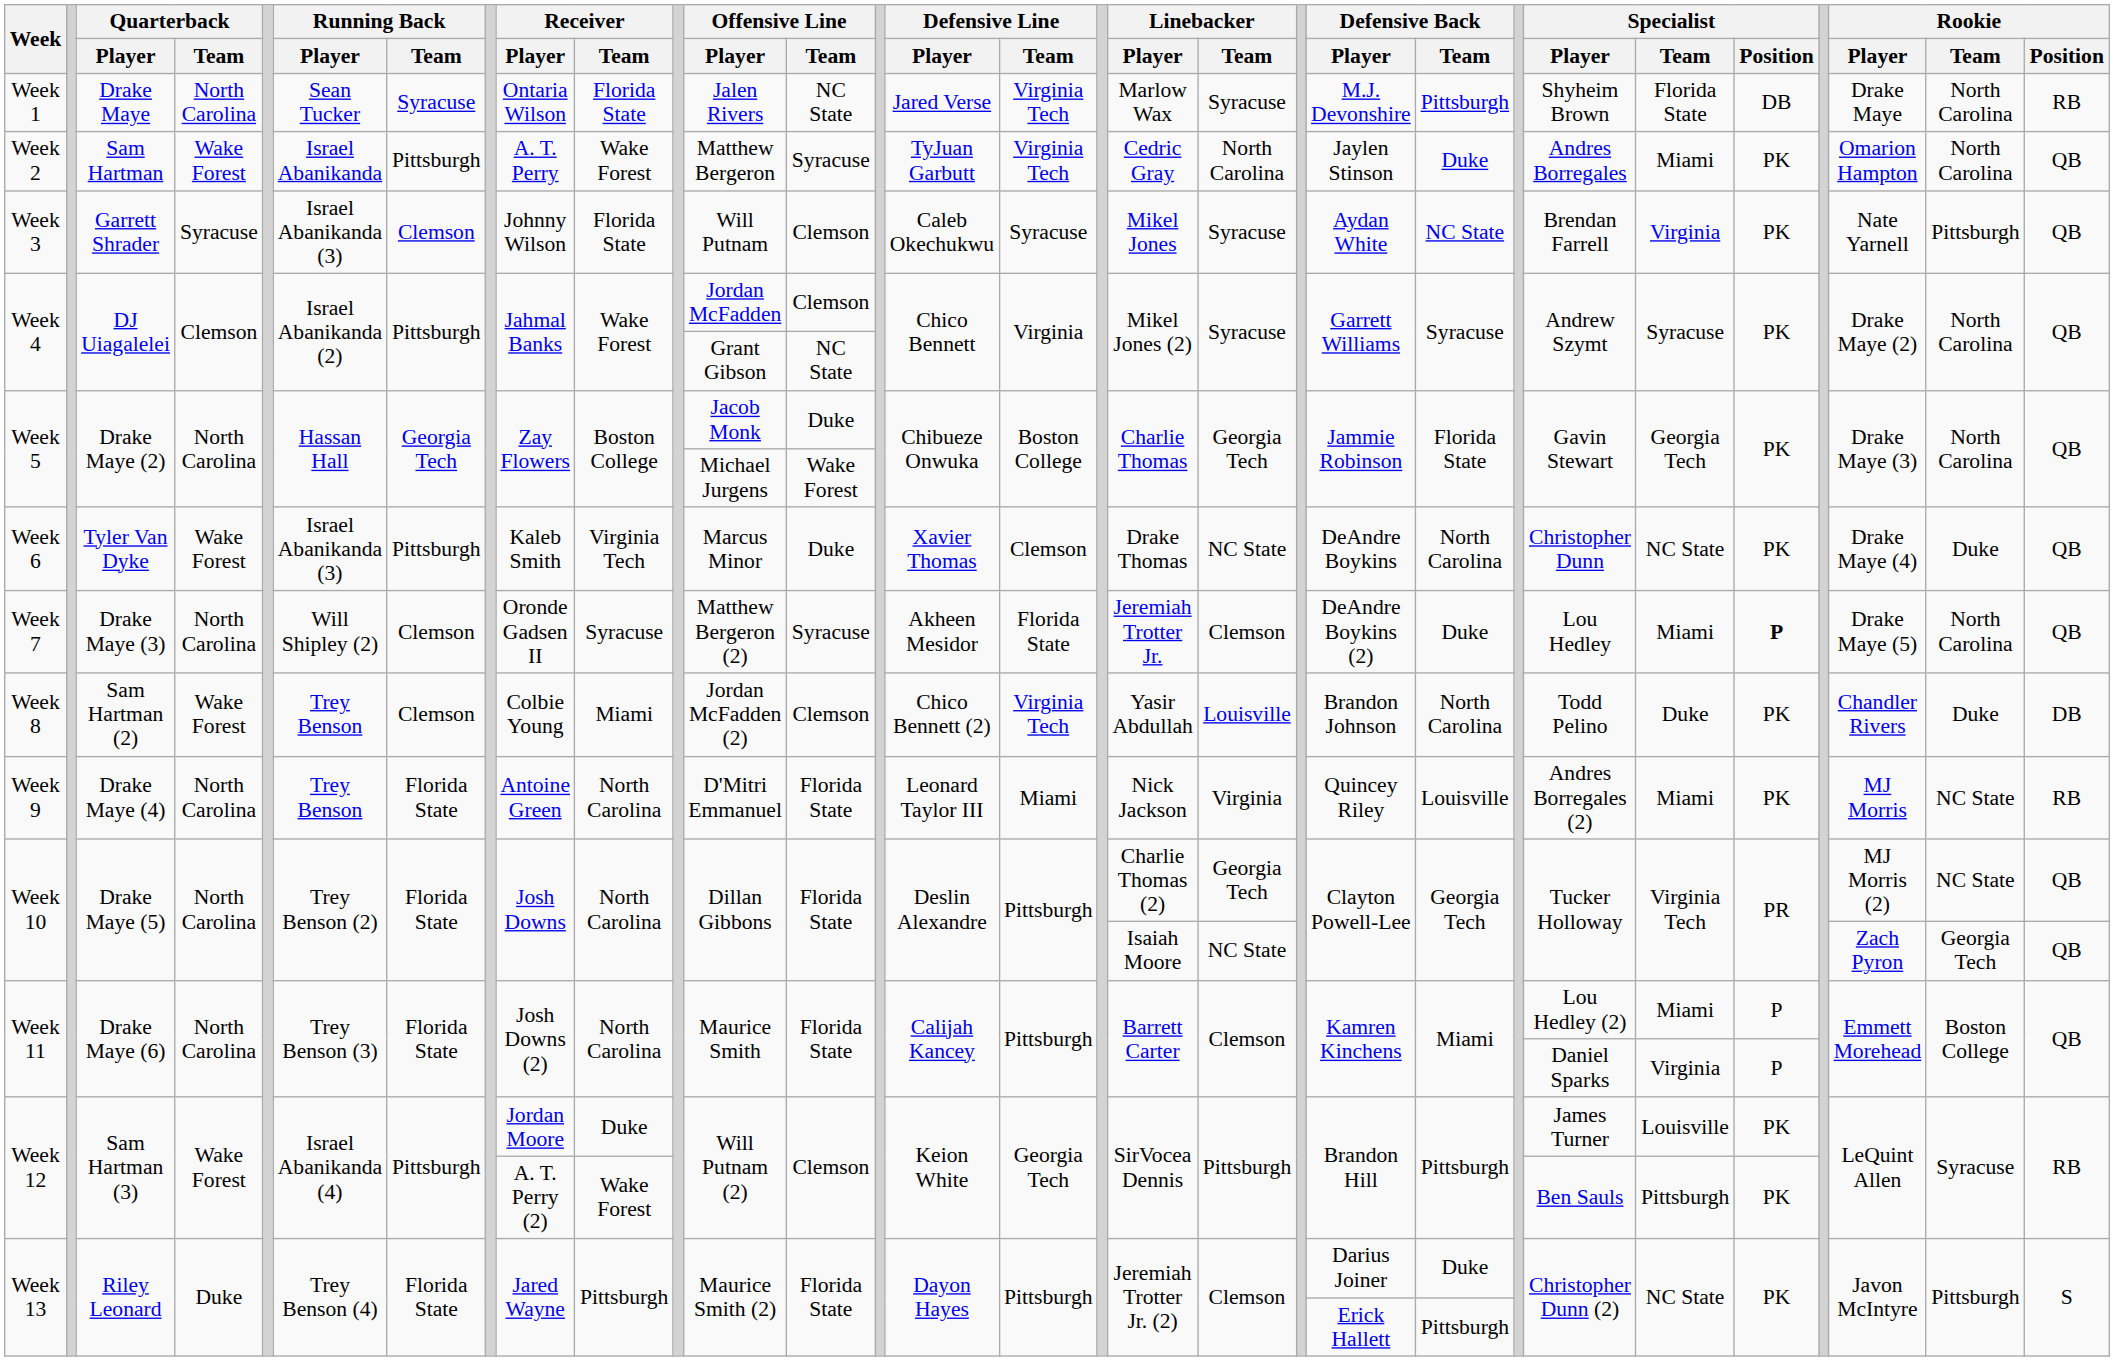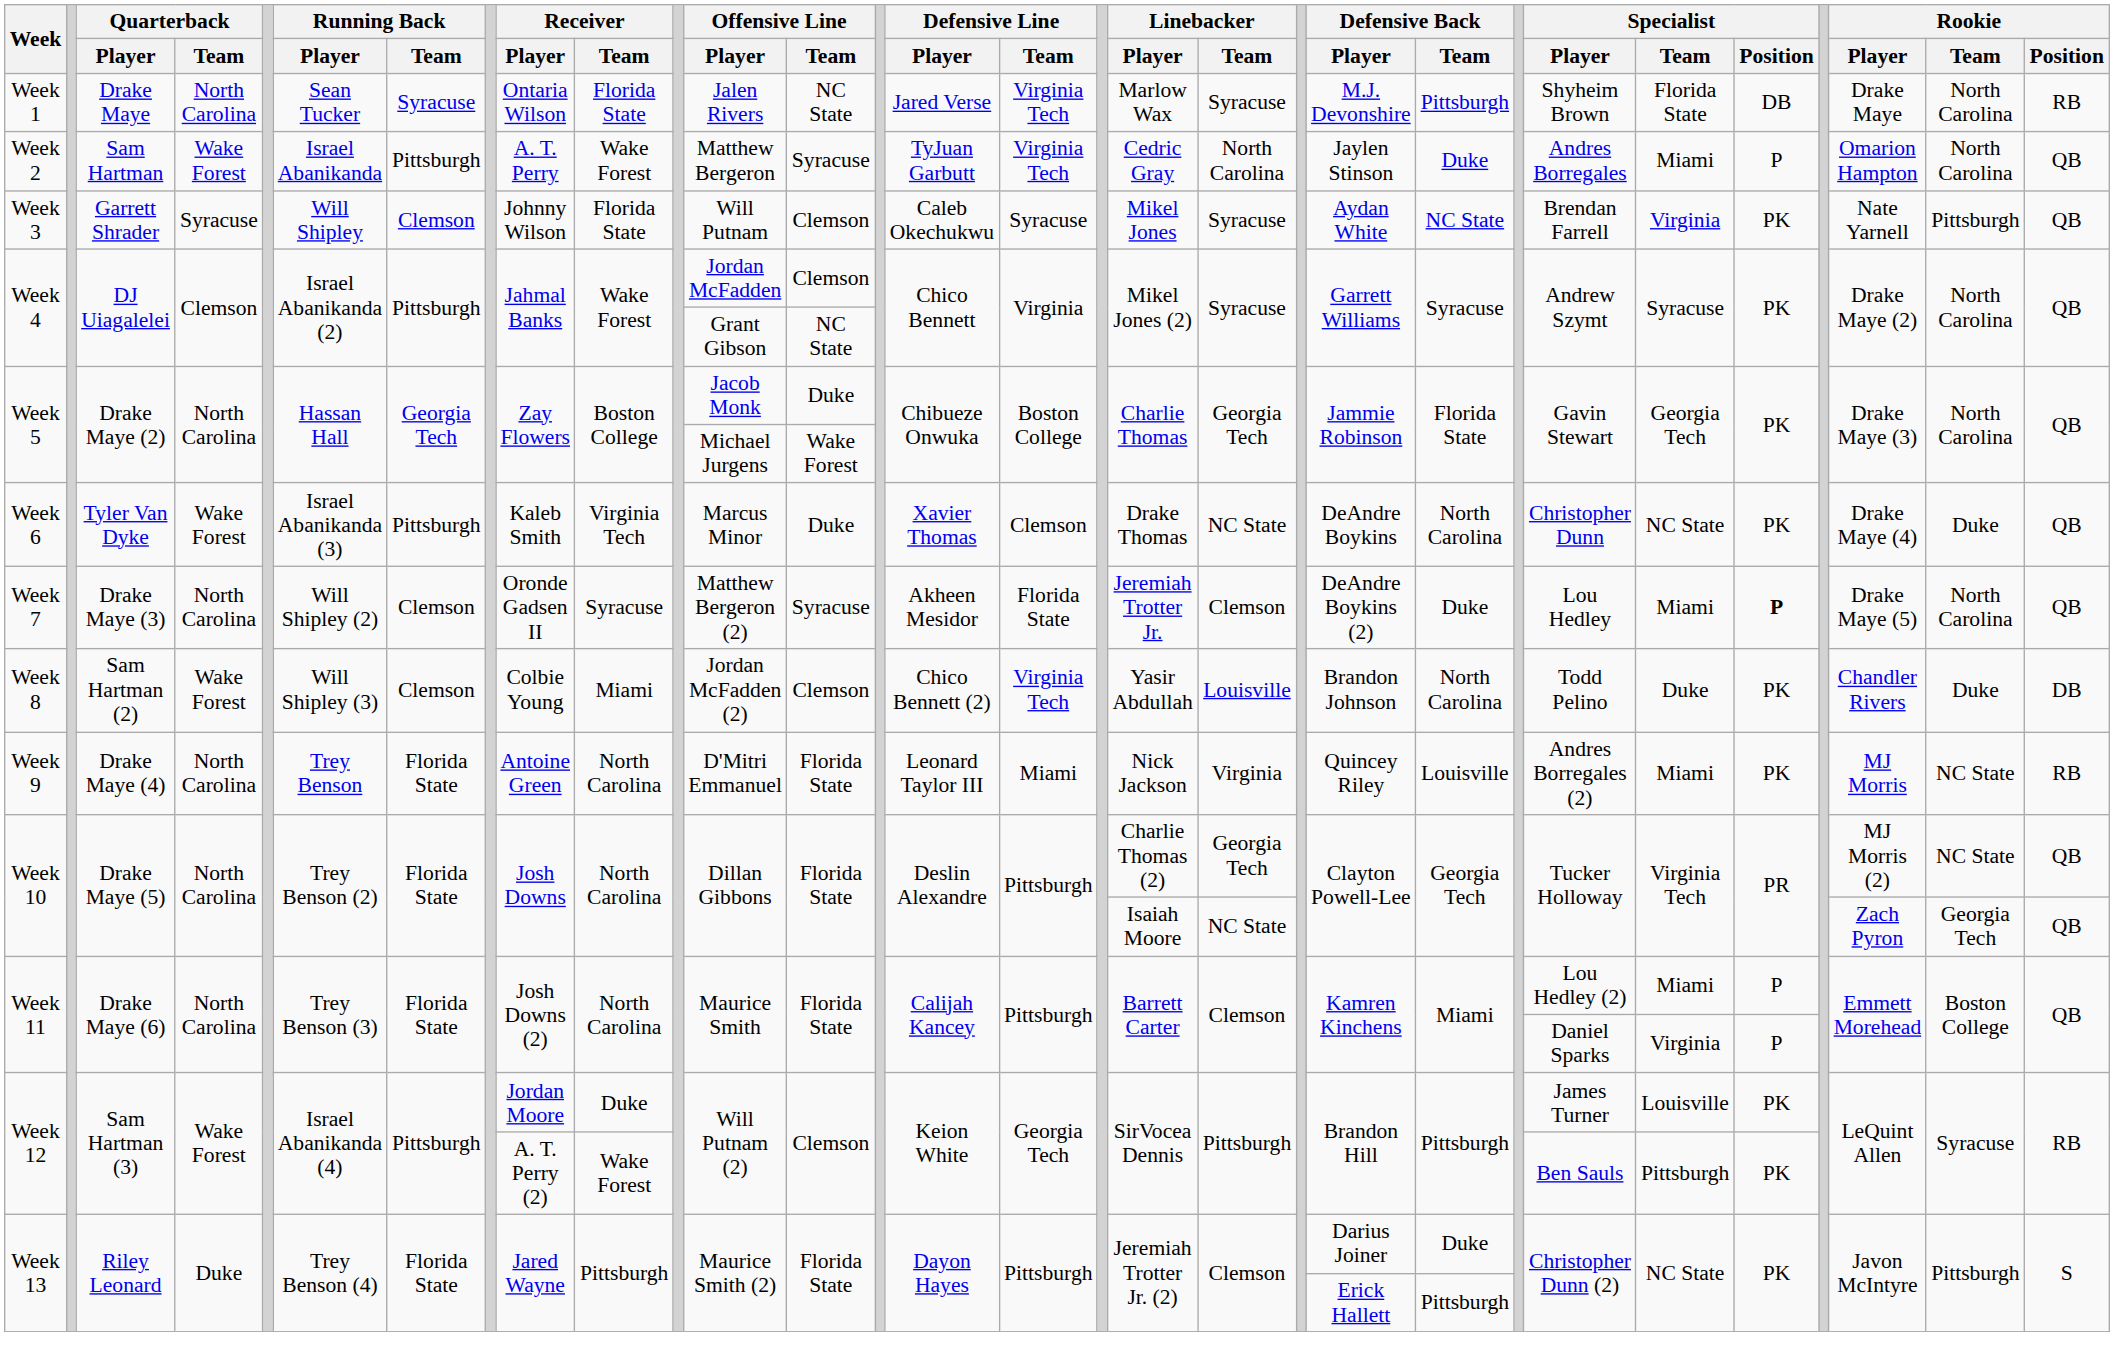(1776, 160) PK -> (1777, 160) P
(330, 231) Israel Abanikanda (3) -> (330, 219) Will Shipley
(330, 714) Trey Benson -> (330, 690) Will Shipley (3)
